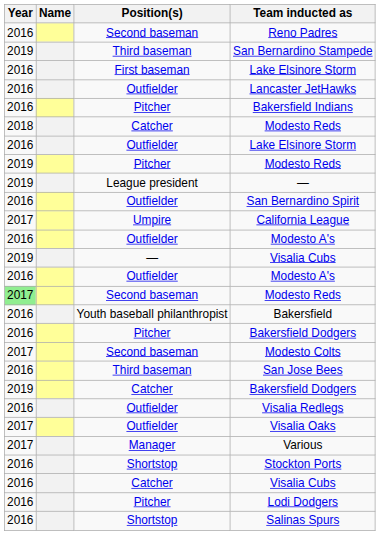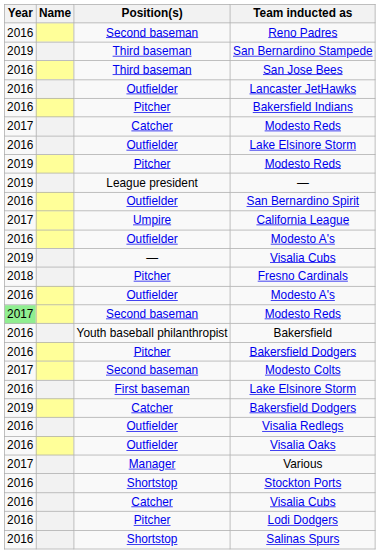rows swapped: (152, 370) <-> (152, 70)
(20, 126) 2018 -> (20, 126) 2017
+ row: (152, 276)
(20, 426) 2017 -> (20, 445) 2016
